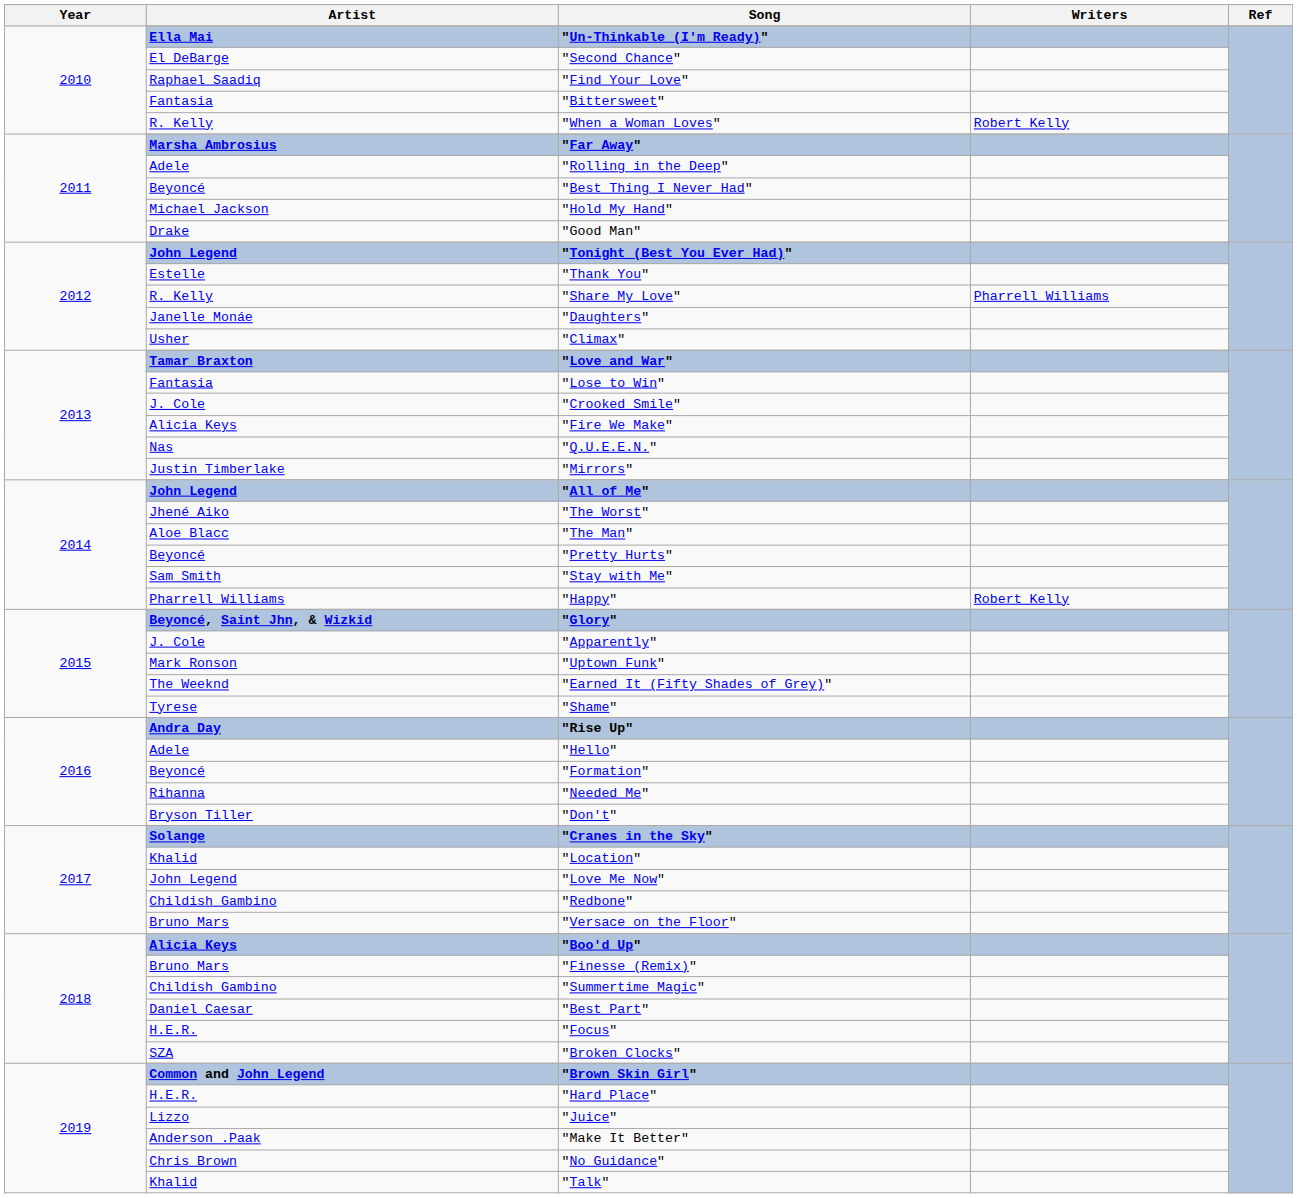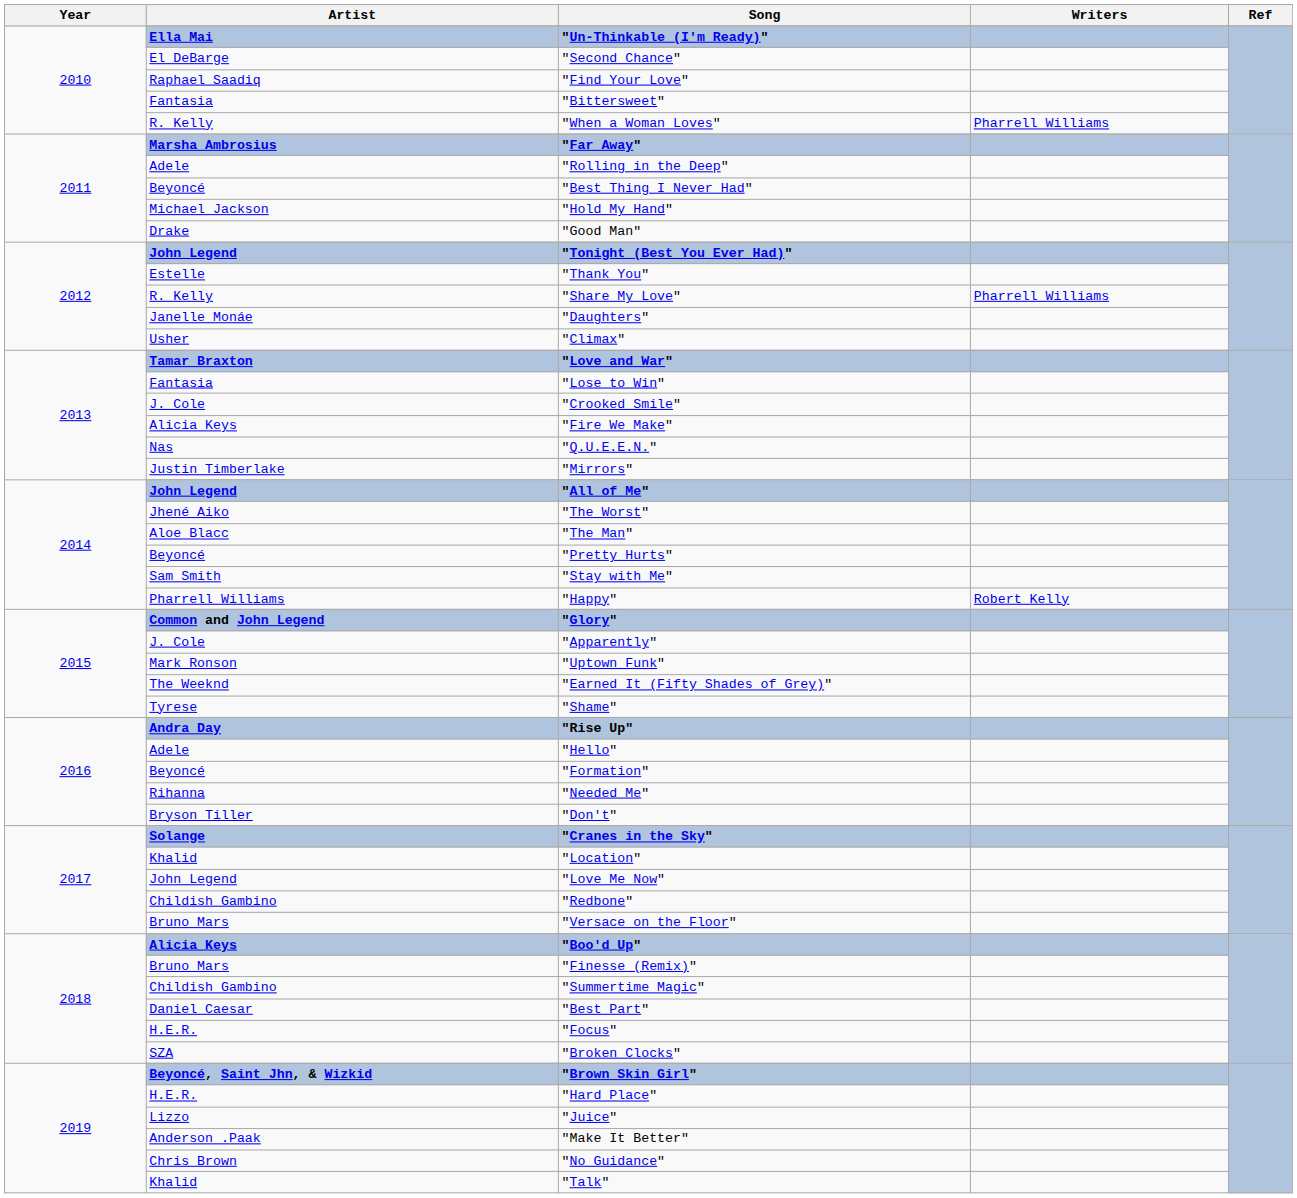(1022, 123) Robert Kelly -> (1041, 123) Pharrell Williams
(261, 620) Beyoncé, Saint Jhn, & Wizkid -> (237, 620) Common and John Legend
(237, 1074) Common and John Legend -> (261, 1074) Beyoncé, Saint Jhn, & Wizkid
